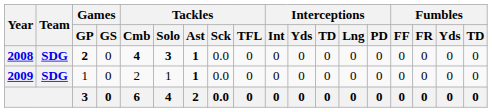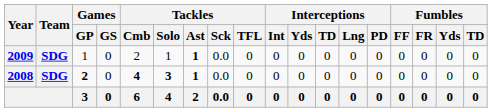rows swapped: (20, 55) <-> (20, 76)
